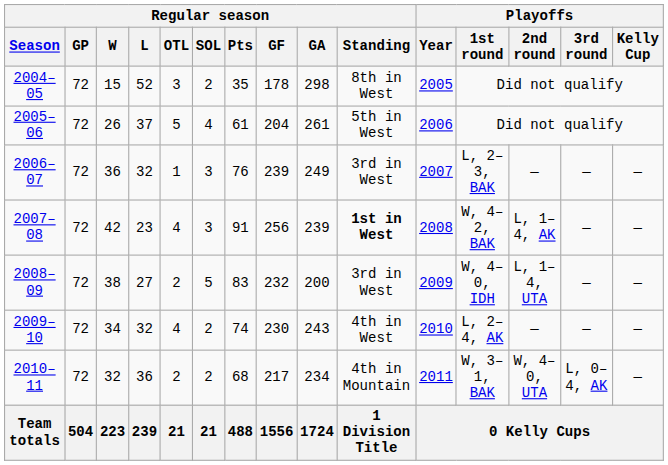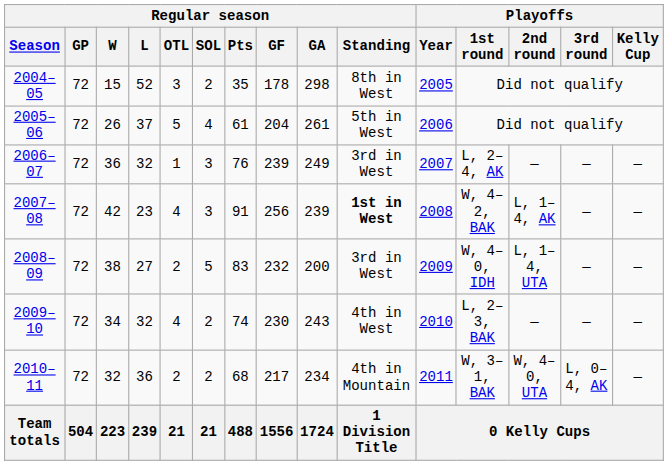(482, 172) L, 2–3, BAK -> (482, 164) L, 2–4, AK
(482, 330) L, 2–4, AK -> (482, 322) L, 2–3, BAK
